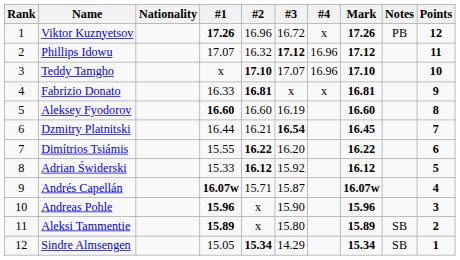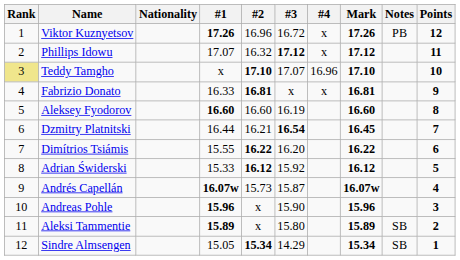(324, 52) 16.96 -> (324, 52) x
(21, 71) no background -> (21, 71) khaki background
(258, 187) 15.71 -> (258, 187) 15.73
